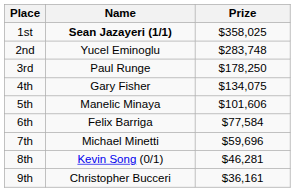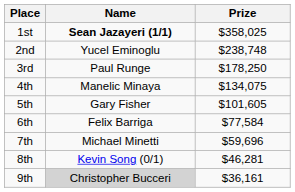(243, 50) $283,748 -> (243, 50) $238,748
(120, 86) Gary Fisher -> (120, 86) Manelic Minaya
(120, 104) Manelic Minaya -> (120, 104) Gary Fisher
(243, 104) $101,606 -> (243, 104) $101,605
(120, 178) no background -> (120, 178) lightgrey background
